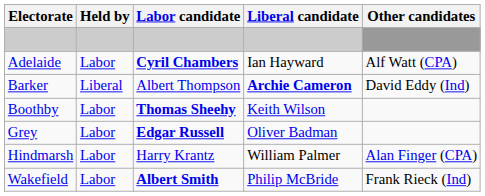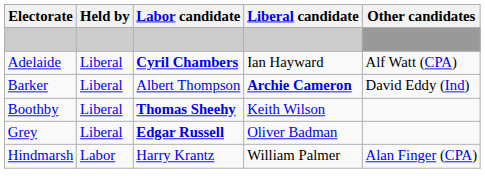(98, 62) Labor -> (101, 62) Liberal
(98, 109) Labor -> (101, 109) Liberal
(98, 132) Labor -> (101, 132) Liberal
- row: (38, 179)
